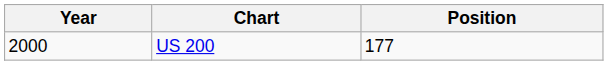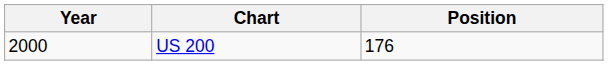(379, 45) 177 -> (379, 45) 176
